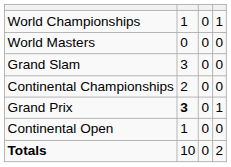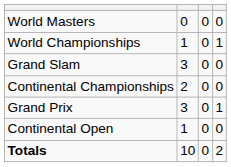rows swapped: (74, 21) <-> (51, 43)
(184, 107) bold -> (184, 107) normal
